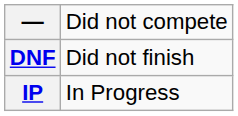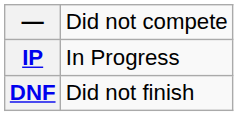rows swapped: (33, 92) <-> (33, 57)
